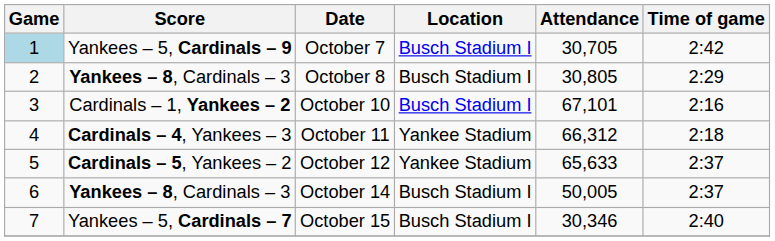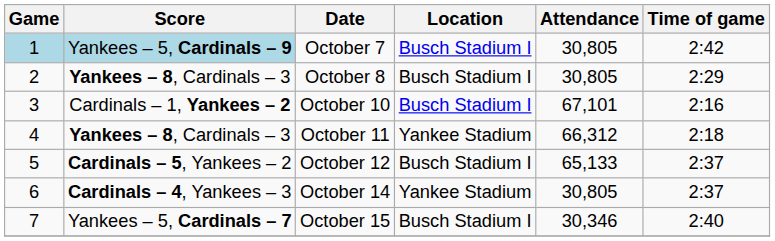(180, 47) no background -> (180, 47) lightblue background
(590, 47) 30,705 -> (590, 47) 30,805
(180, 134) Cardinals – 4, Yankees – 3 -> (180, 134) Yankees – 8, Cardinals – 3
(465, 163) Yankee Stadium -> (465, 163) Busch Stadium I
(590, 163) 65,633 -> (590, 163) 65,133
(180, 192) Yankees – 8, Cardinals – 3 -> (180, 192) Cardinals – 4, Yankees – 3
(465, 192) Busch Stadium I -> (465, 192) Yankee Stadium
(590, 192) 50,005 -> (590, 192) 30,805
